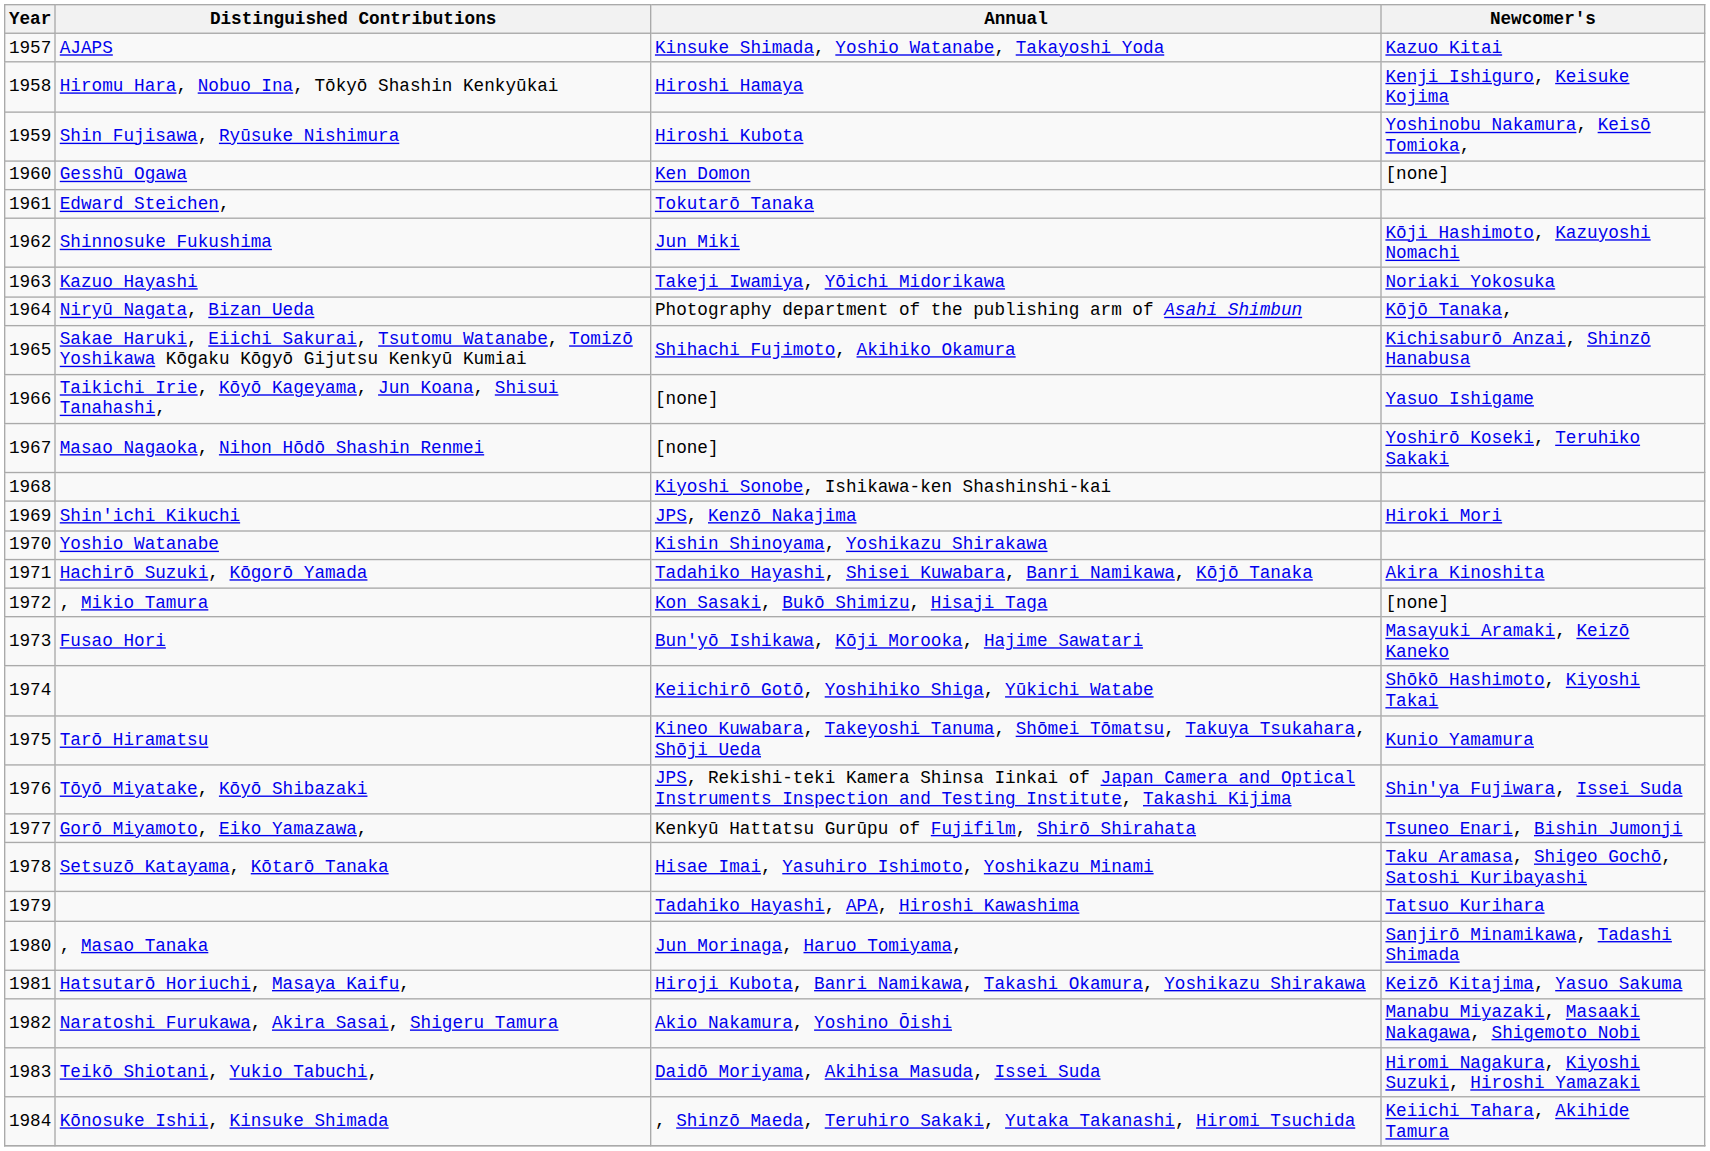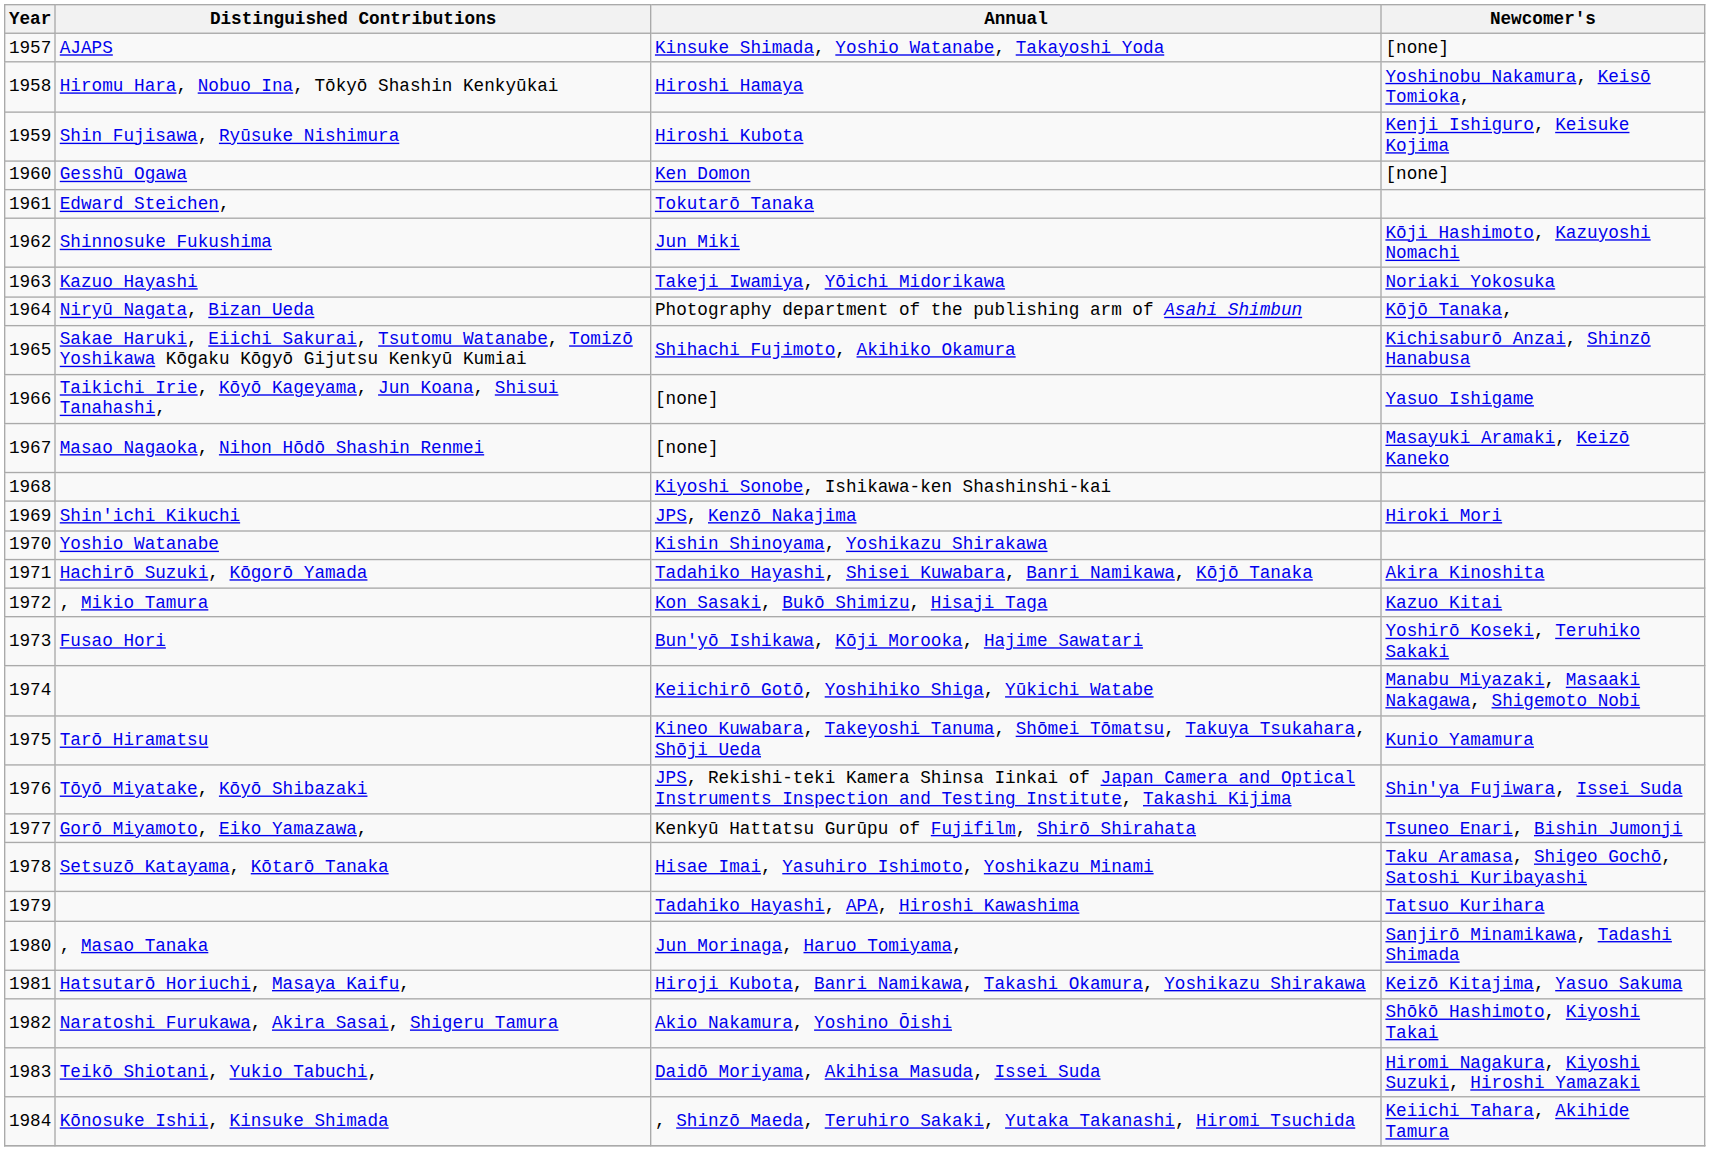(1444, 48) Kazuo Kitai -> (1417, 48) [none]
(1507, 87) Kenji Ishiguro, Keisuke Kojima -> (1518, 87) Yoshinobu Nakamura, Keisō Tomioka,
(1518, 136) Yoshinobu Nakamura, Keisō Tomioka, -> (1507, 136) Kenji Ishiguro, Keisuke Kojima
(1513, 448) Yoshirō Koseki, Teruhiko Sakaki -> (1507, 448) Masayuki Aramaki, Keizō Kaneko
(1417, 603) [none] -> (1444, 603) Kazuo Kitai
(1507, 642) Masayuki Aramaki, Keizō Kaneko -> (1513, 642) Yoshirō Koseki, Teruhiko Sakaki
(1513, 691) Shōkō Hashimoto, Kiyoshi Takai -> (1513, 691) Manabu Miyazaki, Masaaki Nakagawa, Shigemoto Nobi
(1513, 1023) Manabu Miyazaki, Masaaki Nakagawa, Shigemoto Nobi -> (1513, 1023) Shōkō Hashimoto, Kiyoshi Takai
